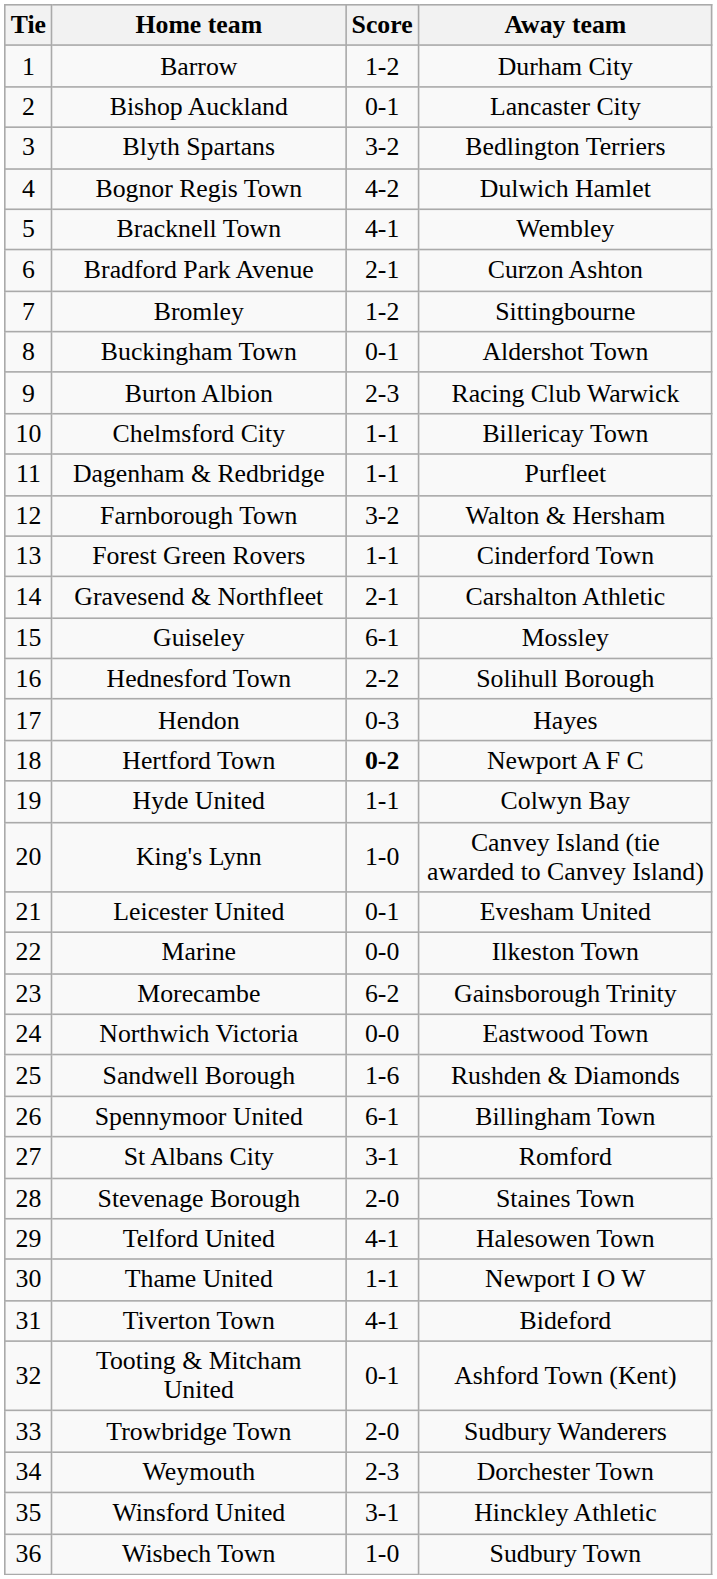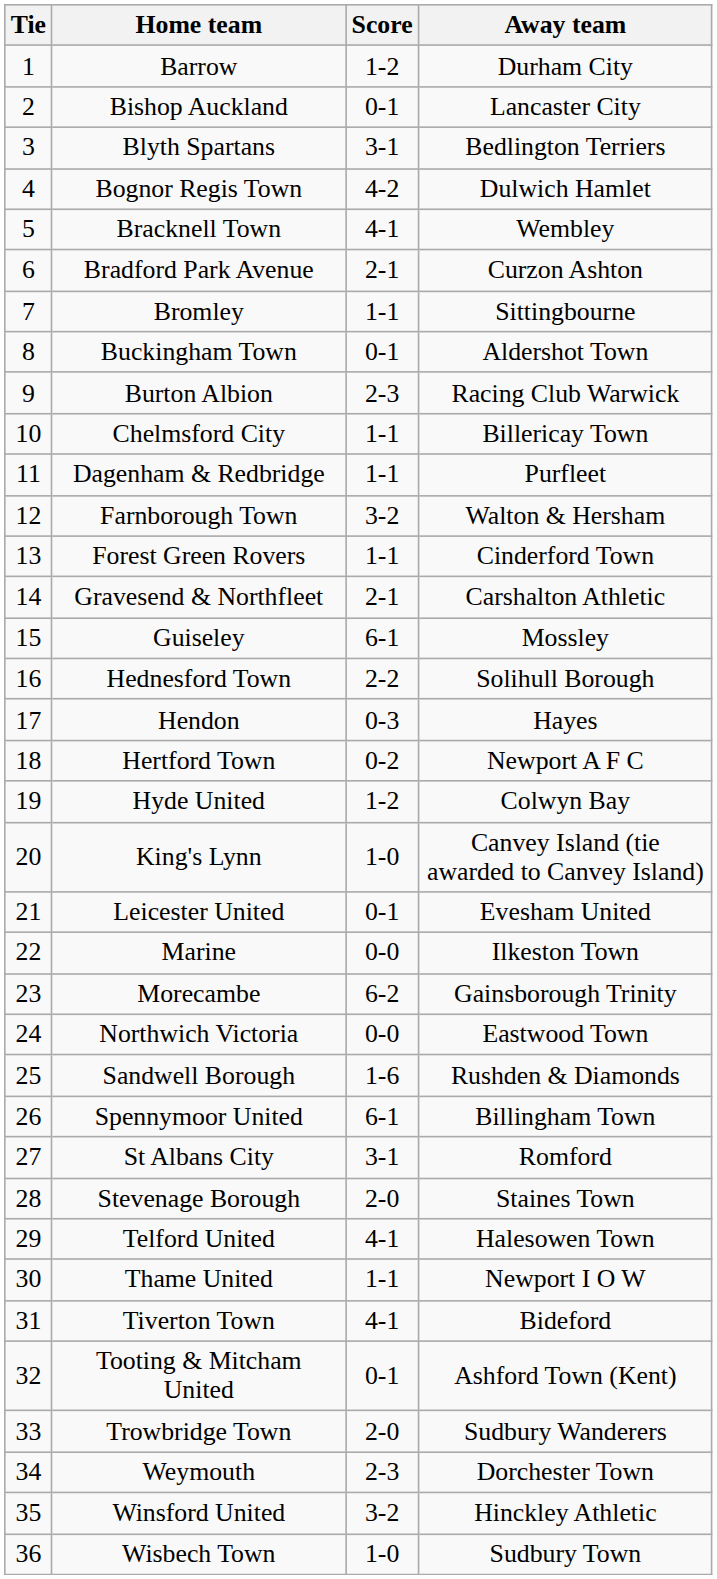(382, 147) 3-2 -> (382, 147) 3-1
(382, 310) 1-2 -> (382, 310) 1-1
(382, 760) bold -> (382, 760) normal
(382, 801) 1-1 -> (382, 801) 1-2
(382, 1512) 3-1 -> (382, 1512) 3-2
